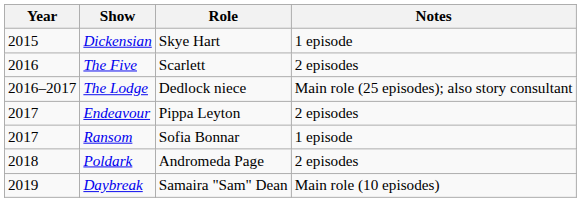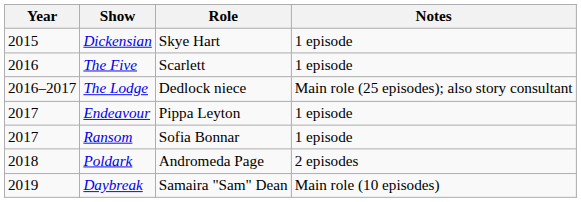(327, 64) 2 episodes -> (324, 64) 1 episode
(327, 112) 2 episodes -> (324, 112) 1 episode
